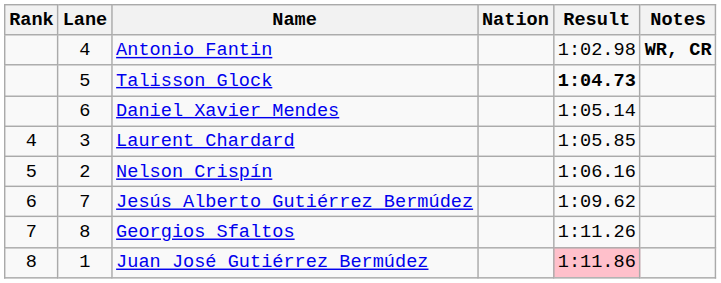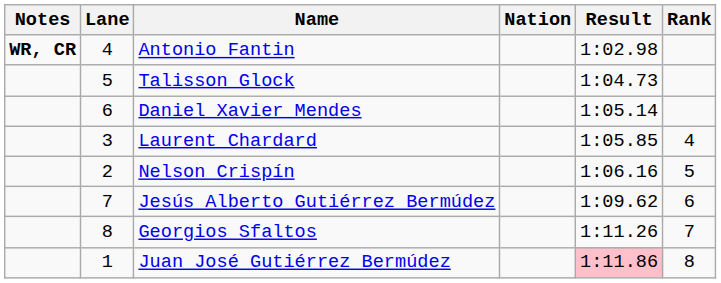columns swapped: (31, 20) <-> (678, 20)
(597, 80) bold -> (619, 80) normal
